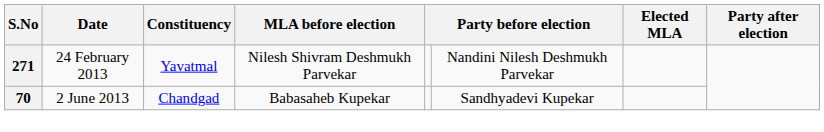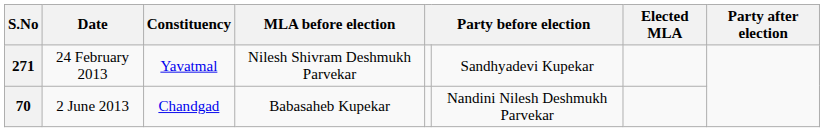(527, 65) Nandini Nilesh Deshmukh Parvekar -> (527, 65) Sandhyadevi Kupekar
(527, 97) Sandhyadevi Kupekar -> (527, 106) Nandini Nilesh Deshmukh Parvekar
